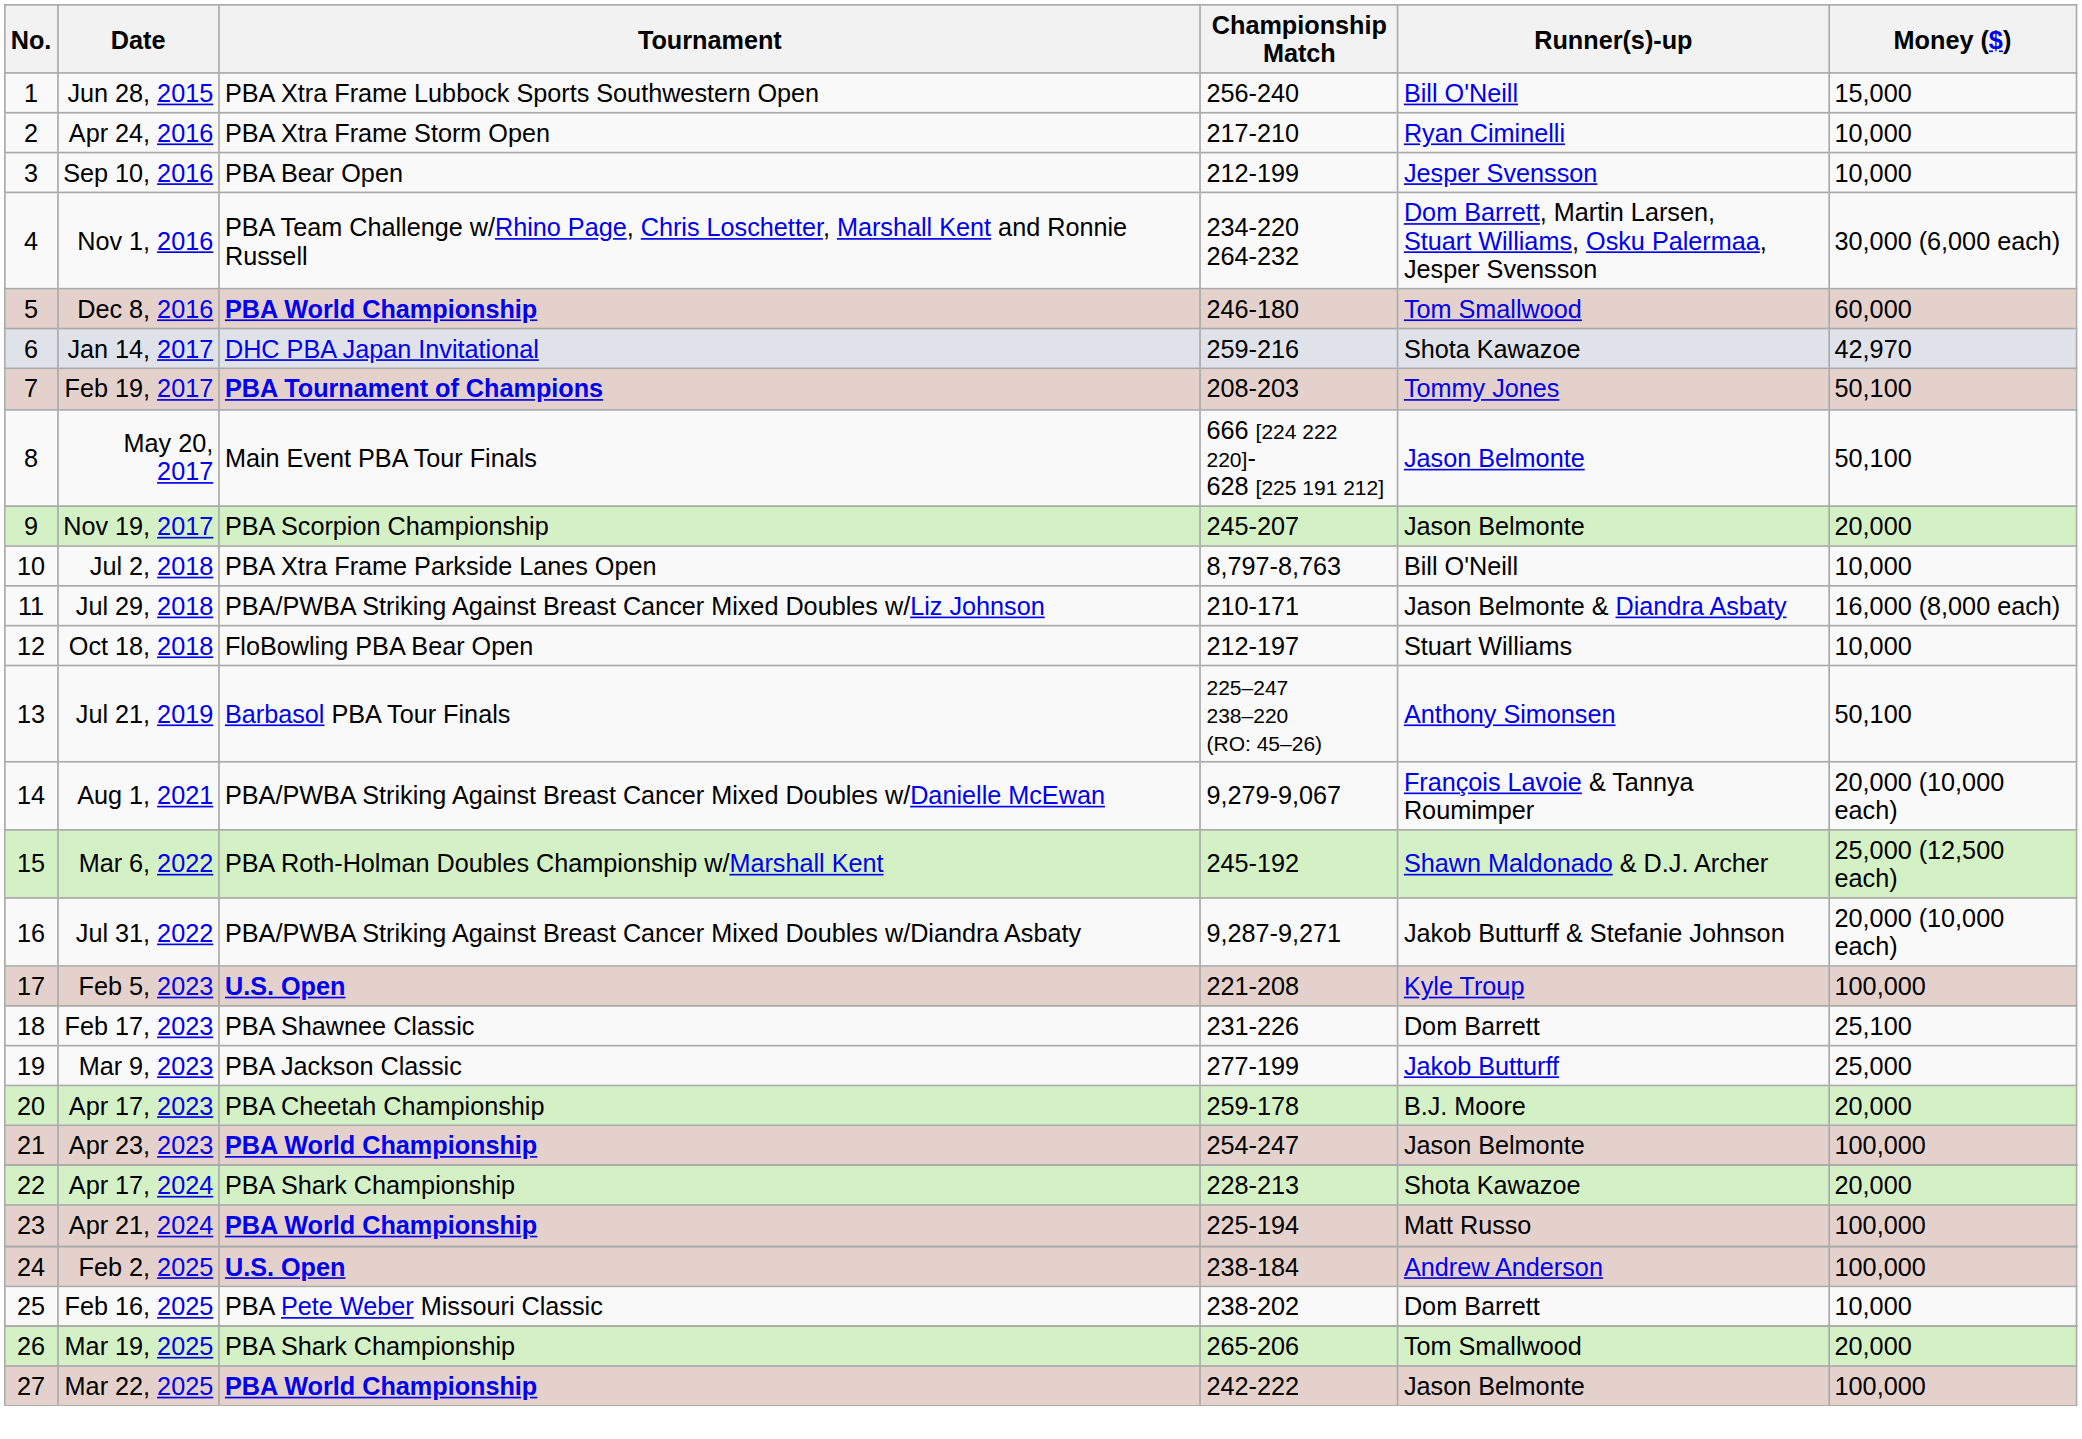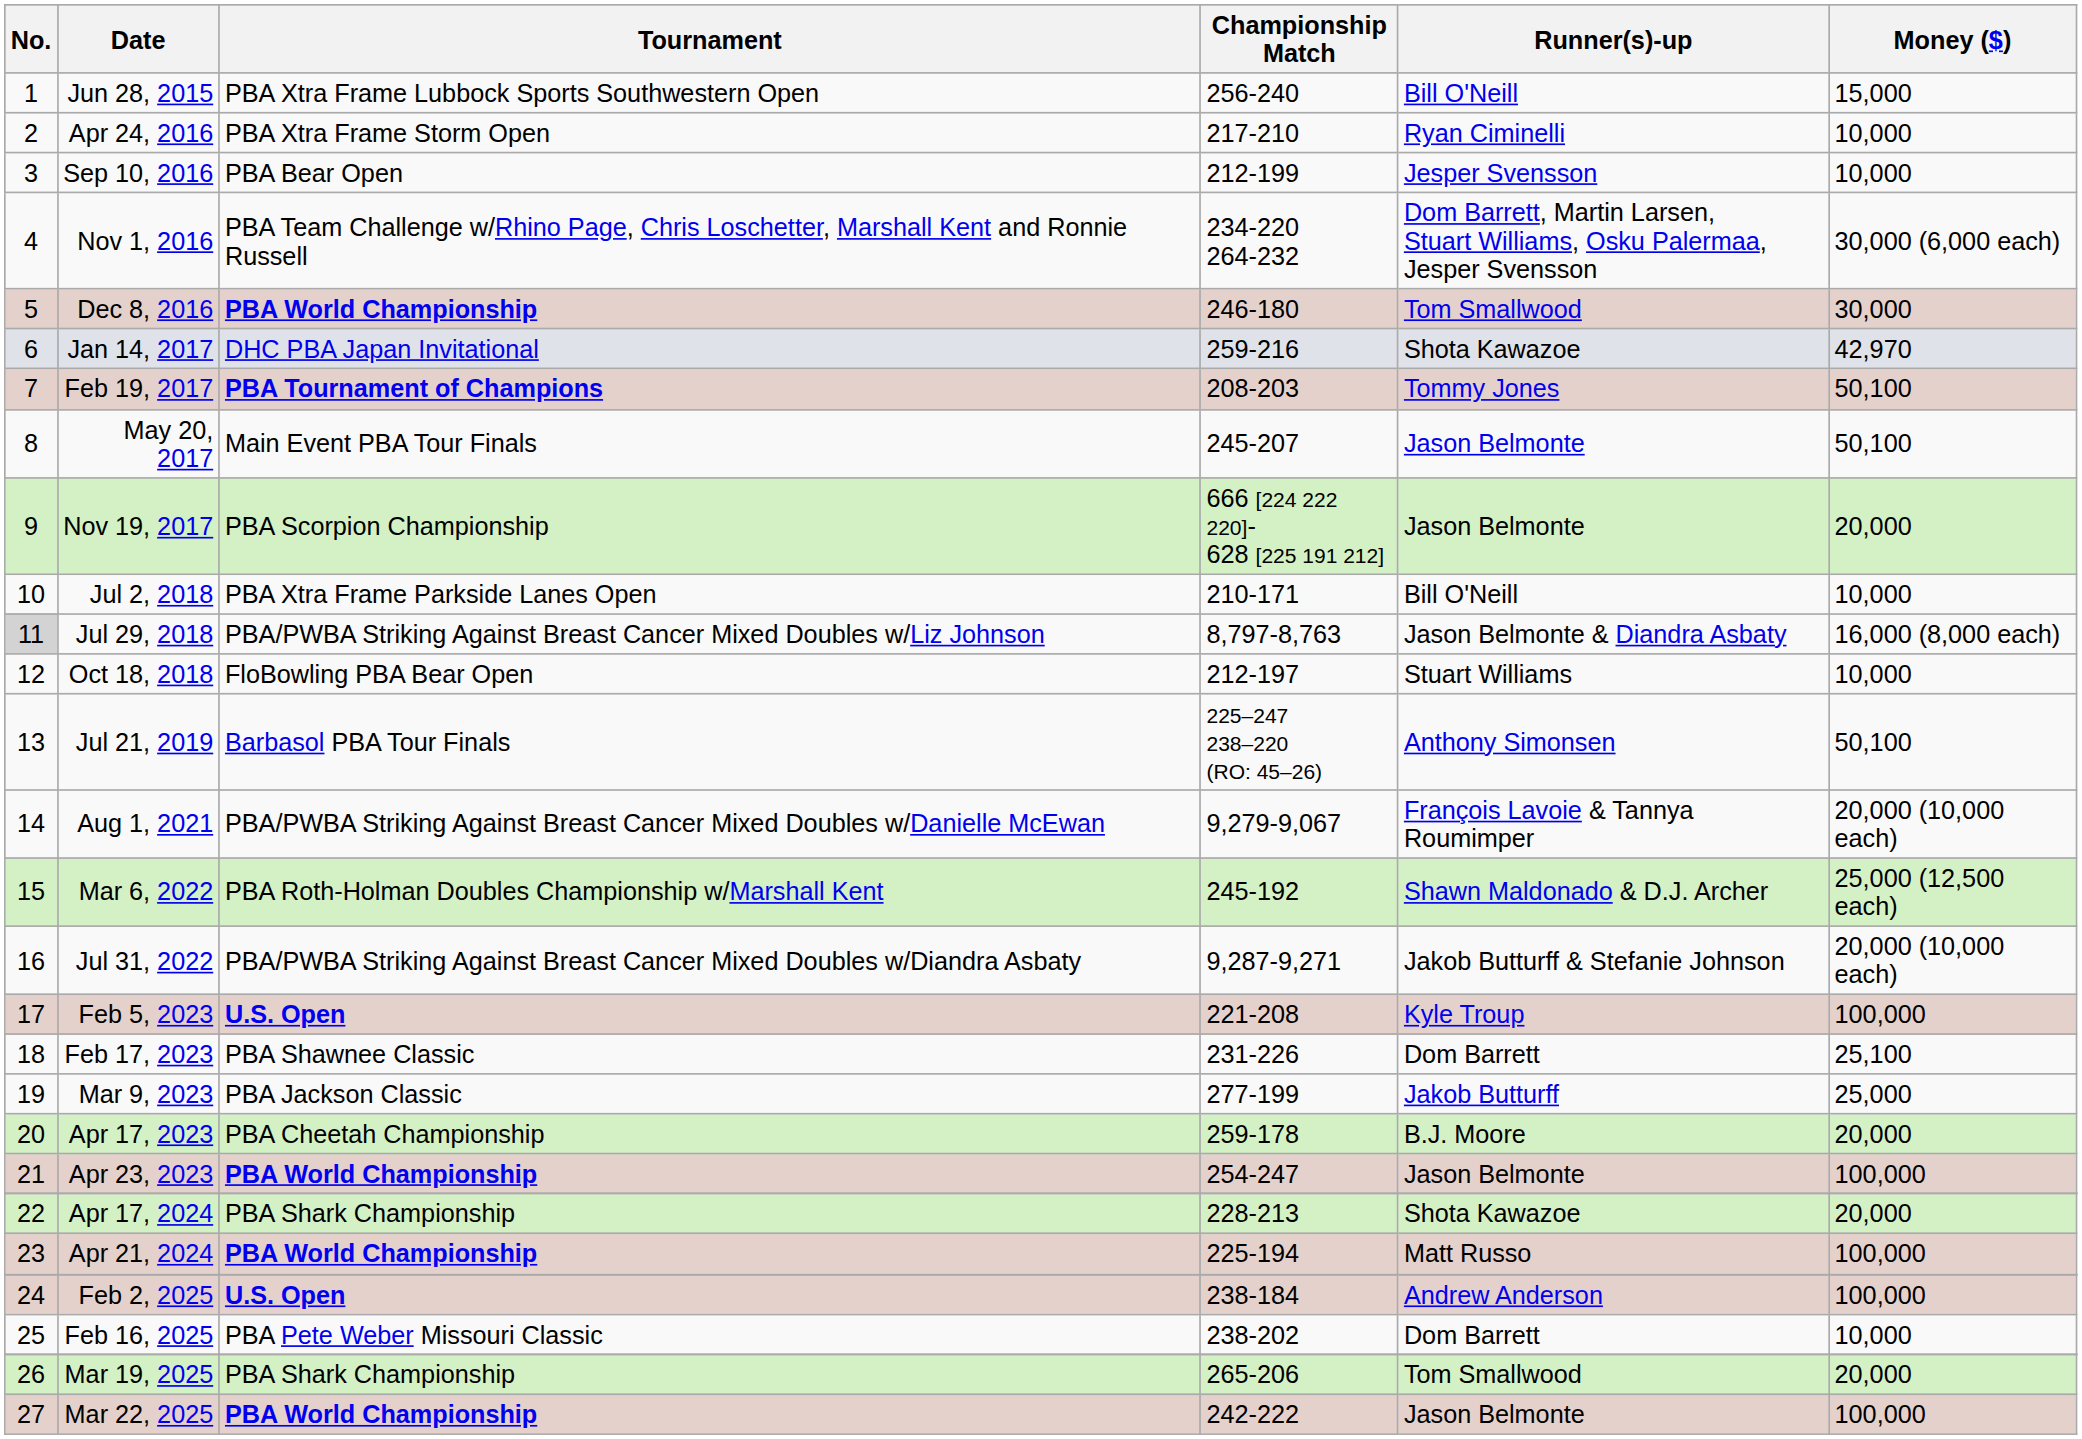(1873, 309) 60,000 -> (1873, 309) 30,000
(1295, 457) 666 [224 222 220]- 628 [225 191 212] -> (1253, 443) 245-207
(1253, 526) 245-207 -> (1295, 526) 666 [224 222 220]- 628 [225 191 212]
(1274, 566) 8,797-8,763 -> (1253, 594) 210-171
(31, 605) no background -> (31, 634) lightgrey background
(1253, 605) 210-171 -> (1274, 634) 8,797-8,763
